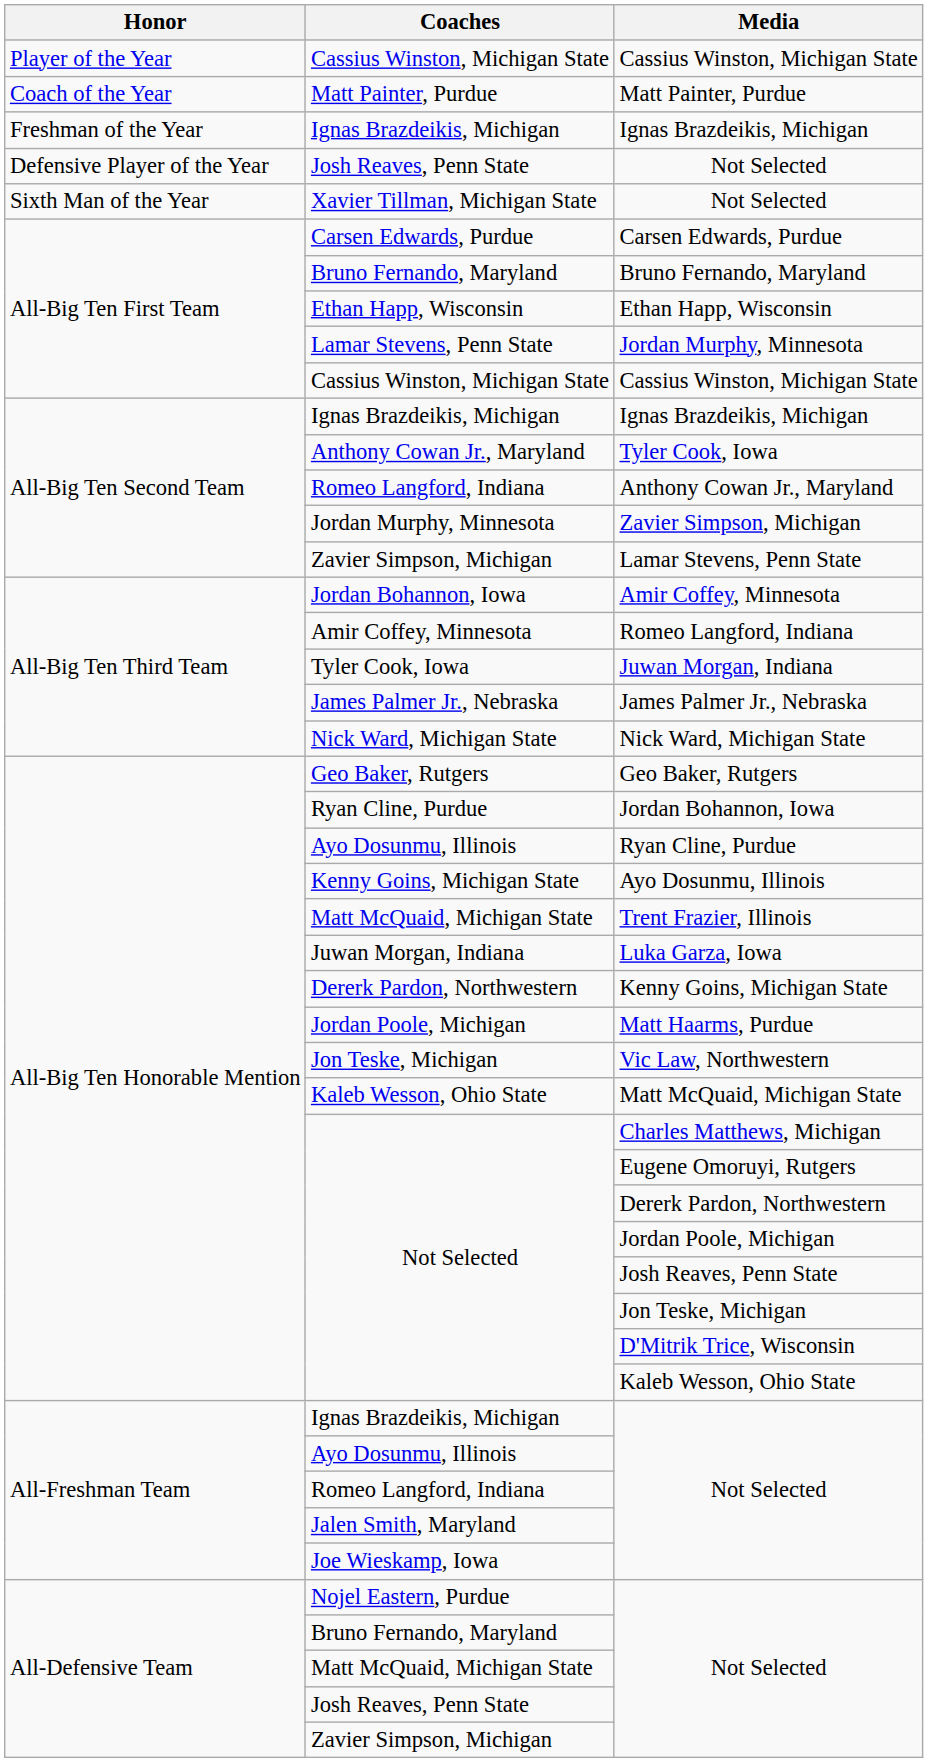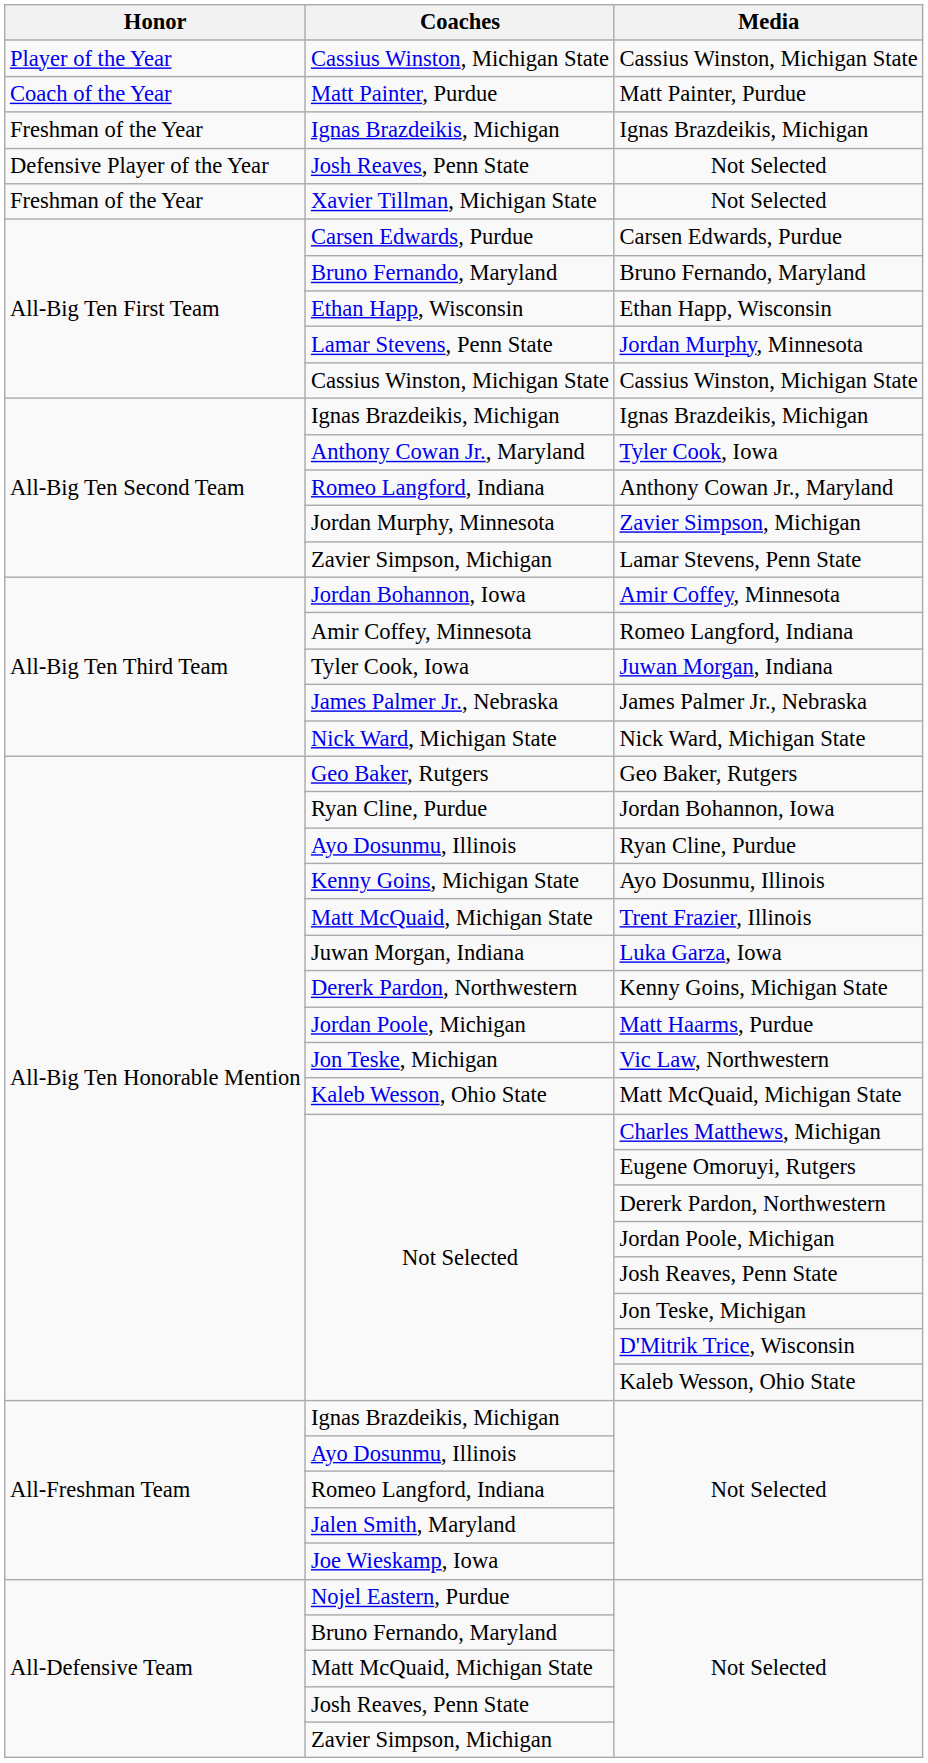(109, 201) Sixth Man of the Year -> (106, 201) Freshman of the Year
